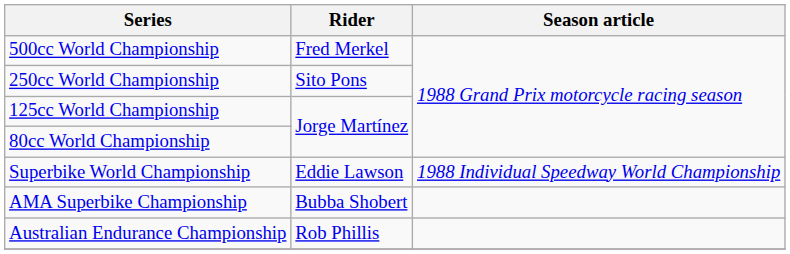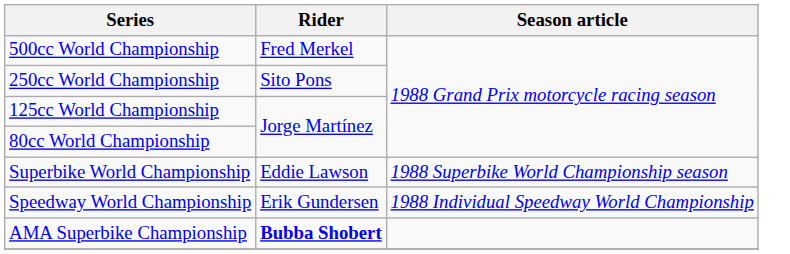(599, 171) 1988 Individual Speedway World Championship -> (559, 171) 1988 Superbike World Championship season
+ row: (130, 202)
(351, 202) normal -> (321, 232) bold
- row: (148, 232)
